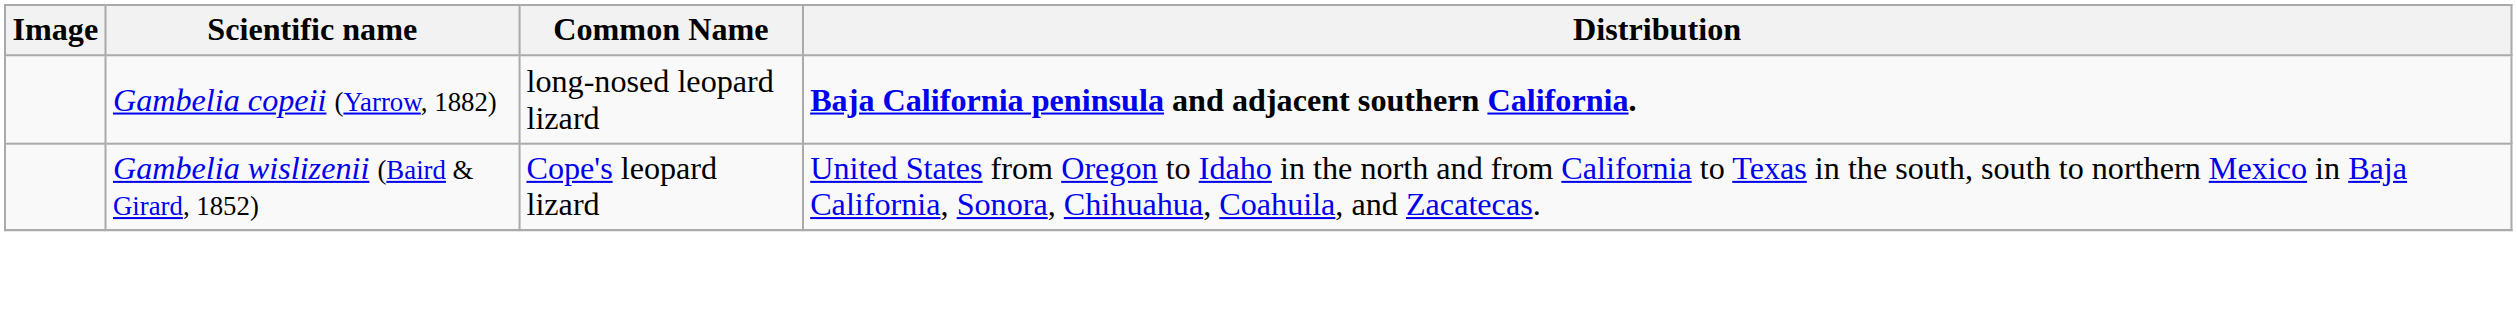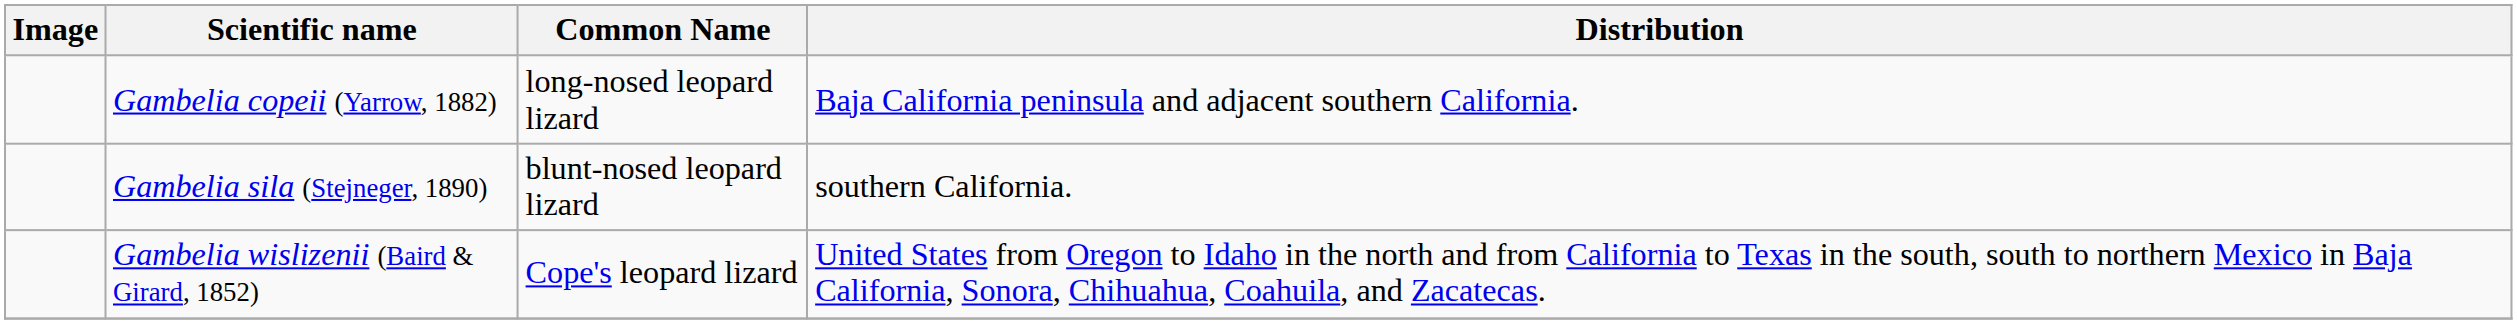(1223, 99) bold -> (1197, 99) normal
+ row: (300, 186)
